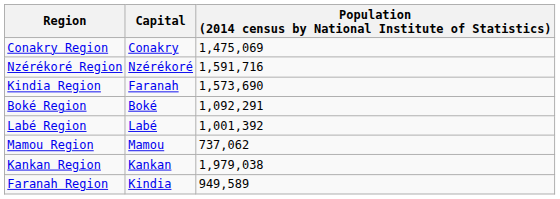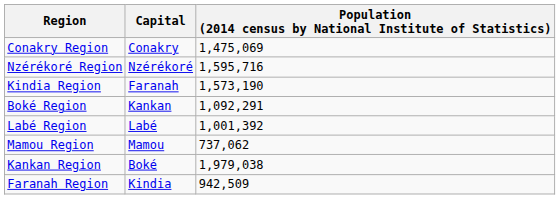(231, 67) 1,591,716 -> (231, 67) 1,595,716
(231, 86) 1,573,690 -> (231, 86) 1,573,190
(143, 106) Boké -> (150, 106) Kankan
(150, 164) Kankan -> (143, 164) Boké
(224, 184) 949,589 -> (224, 184) 942,509
